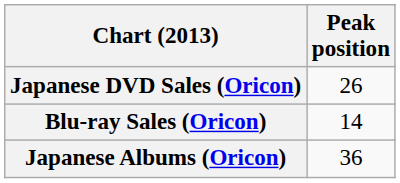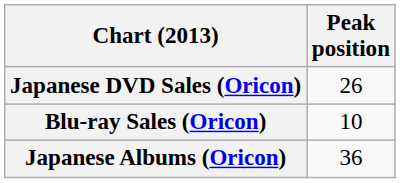(351, 121) 14 -> (351, 121) 10
